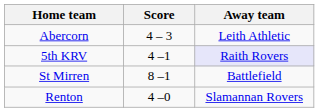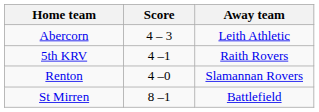(254, 55) lavender background -> (254, 55) no background
rows swapped: (64, 96) <-> (64, 76)
